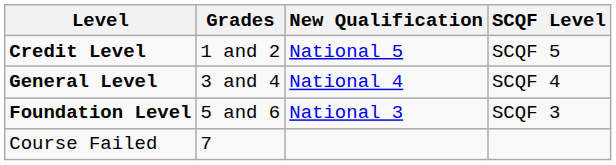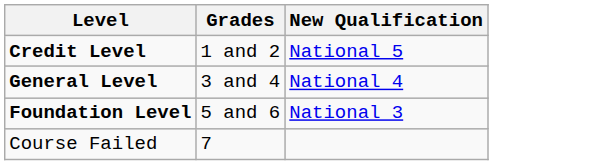- column: (549, 20)
